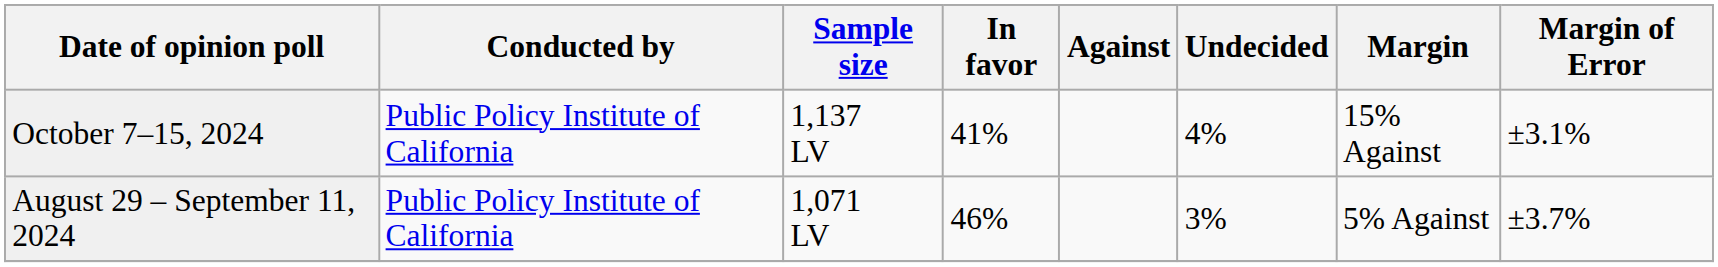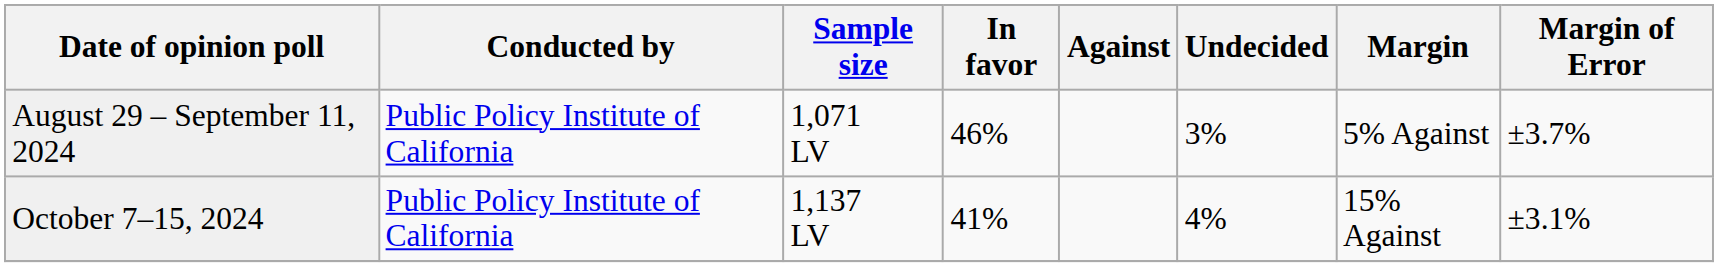rows swapped: (138, 132) <-> (184, 218)
